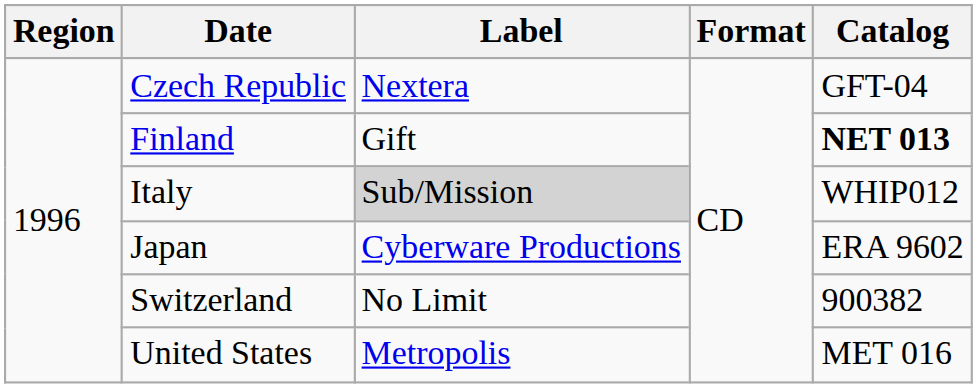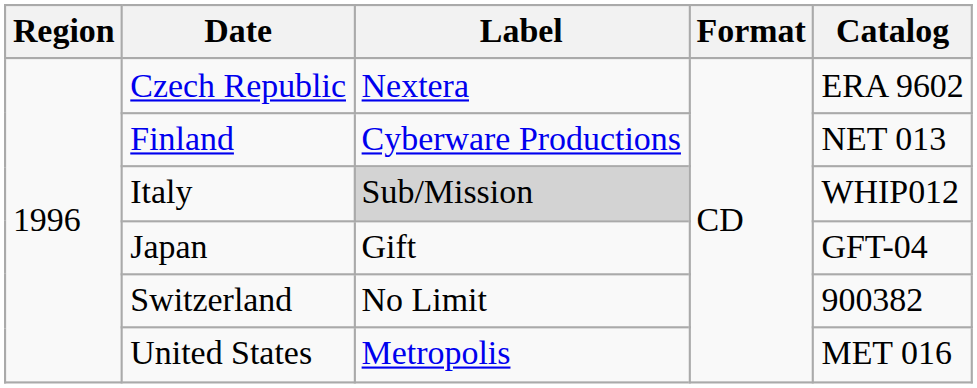(875, 85) GFT-04 -> (893, 85) ERA 9602
(389, 138) Gift -> (521, 138) Cyberware Productions
(886, 138) bold -> (884, 138) normal
(521, 246) Cyberware Productions -> (389, 246) Gift
(893, 246) ERA 9602 -> (875, 246) GFT-04
